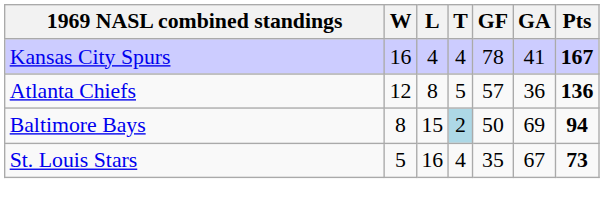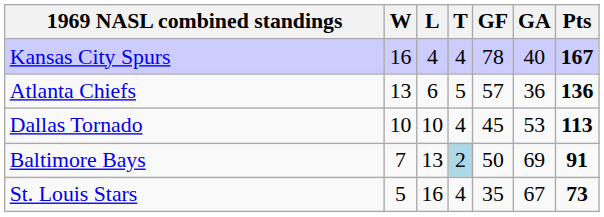(534, 56) 41 -> (534, 56) 40
(401, 90) 12 -> (401, 90) 13
(432, 90) 8 -> (432, 90) 6
+ row: (76, 125)
(401, 125) 8 -> (401, 159) 7
(432, 125) 15 -> (432, 159) 13
(577, 125) 94 -> (577, 159) 91
